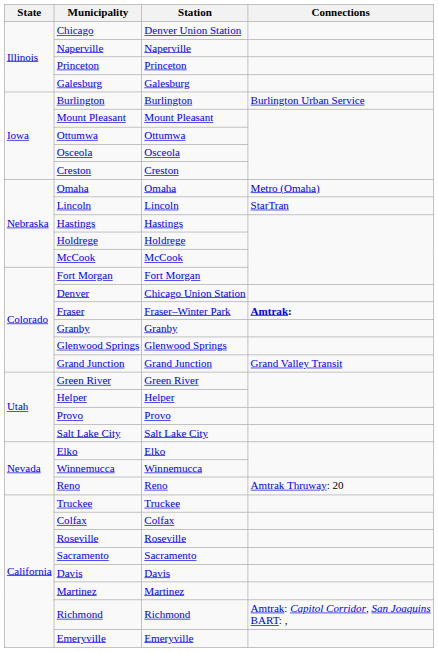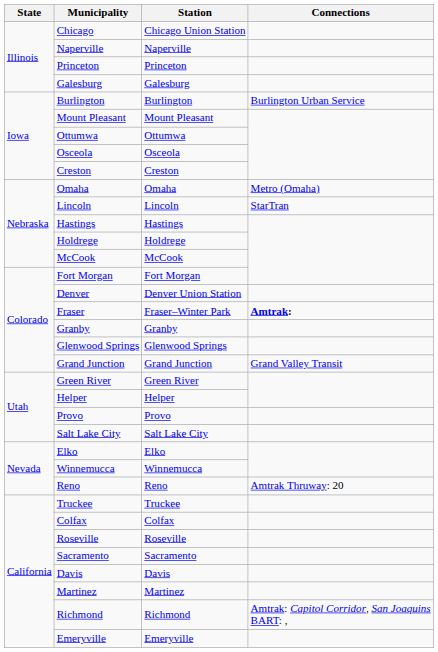(193, 30) Denver Union Station -> (195, 30) Chicago Union Station
(195, 293) Chicago Union Station -> (193, 293) Denver Union Station
